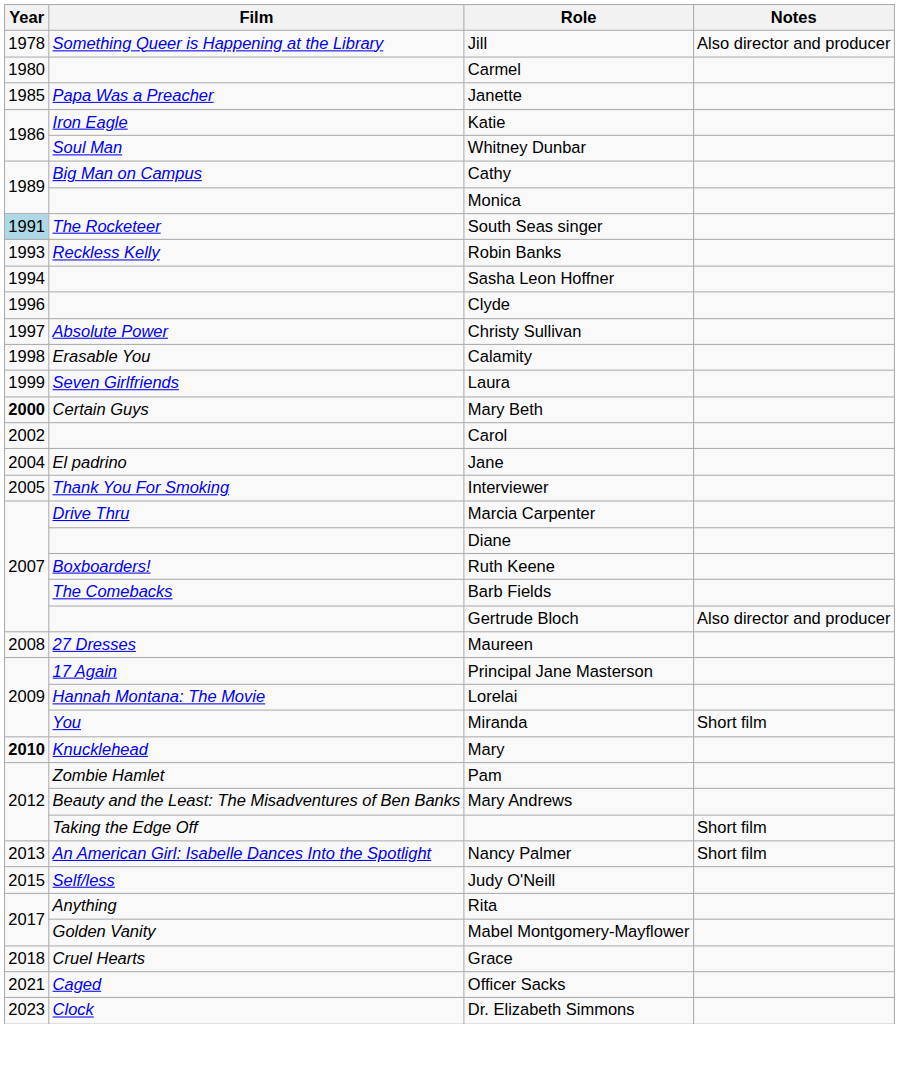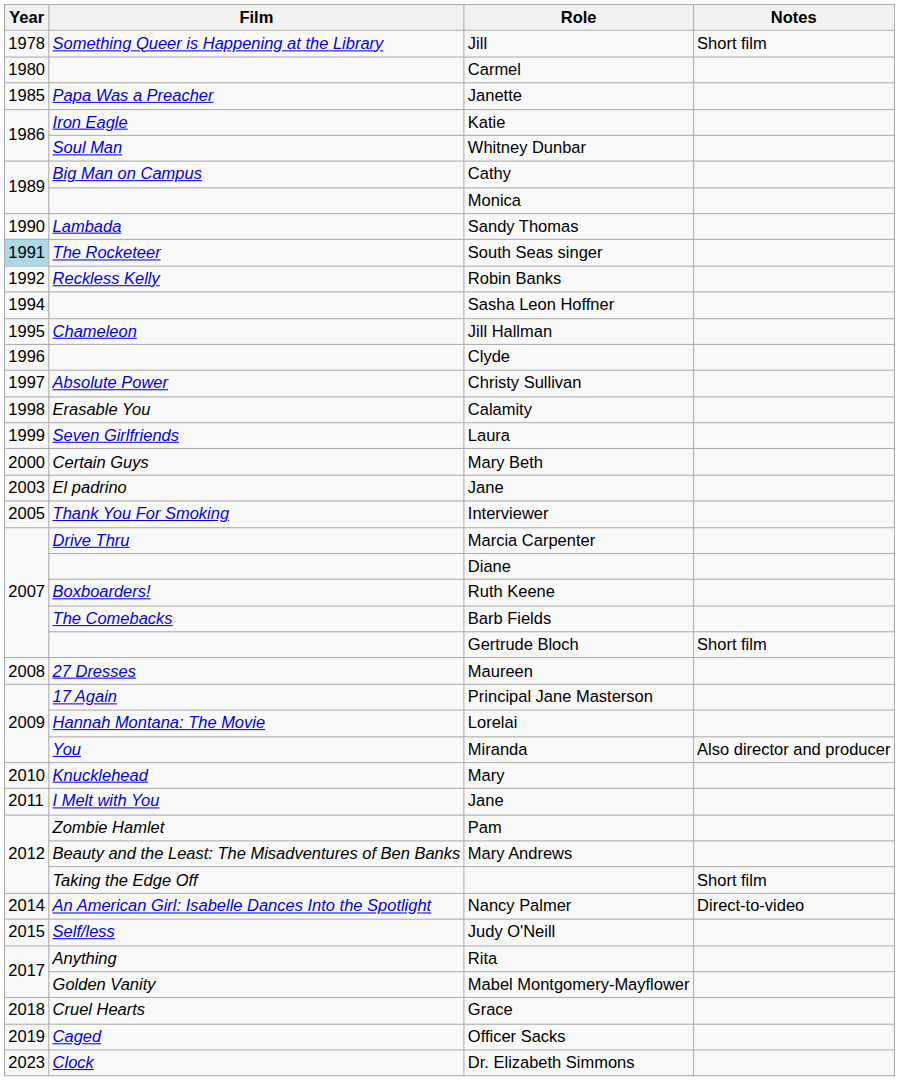(794, 43) Also director and producer -> (732, 43) Short film
+ row: (87, 226)
(27, 252) 1993 -> (27, 278) 1992
+ row: (95, 331)
(27, 409) bold -> (27, 461) normal
- row: (256, 436)
(27, 461) 2004 -> (27, 488) 2003
(794, 618) Also director and producer -> (732, 644) Short film
(732, 723) Short film -> (794, 749) Also director and producer
(27, 749) bold -> (27, 775) normal
+ row: (106, 801)
(27, 853) 2013 -> (27, 906) 2014
(732, 853) Short film -> (751, 906) Direct-to-video
(27, 984) 2021 -> (27, 1036) 2019
